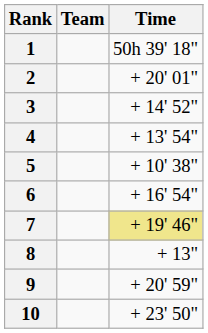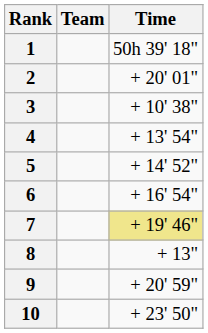(164, 107) + 14' 52" -> (164, 107) + 10' 38"
(164, 166) + 10' 38" -> (164, 166) + 14' 52"
